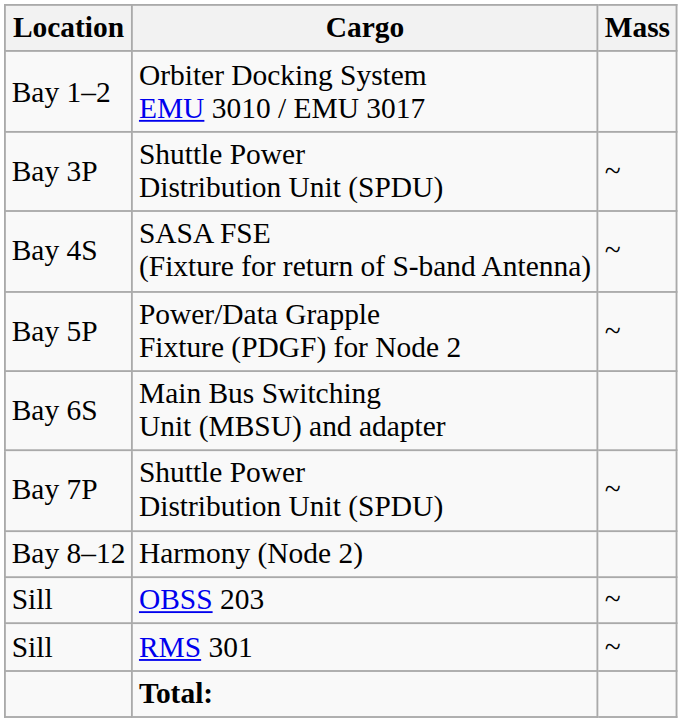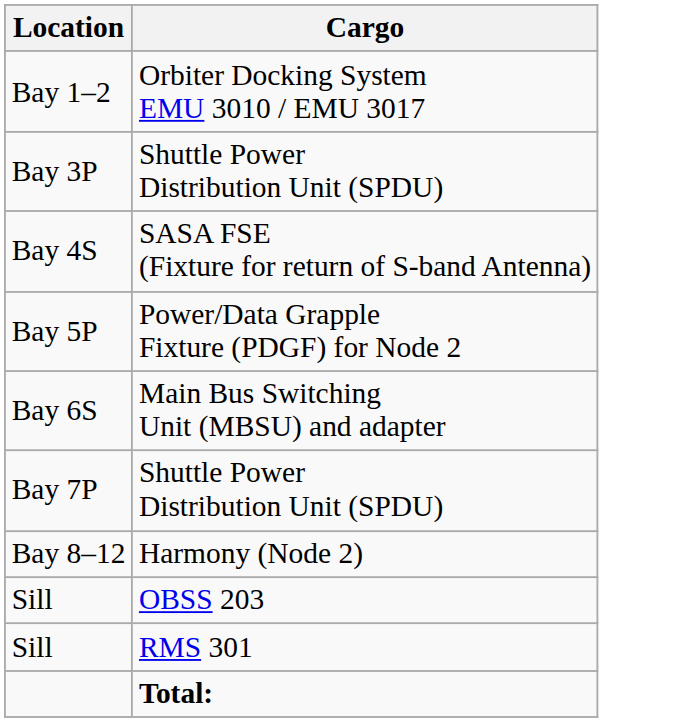- column: (637, 27)
